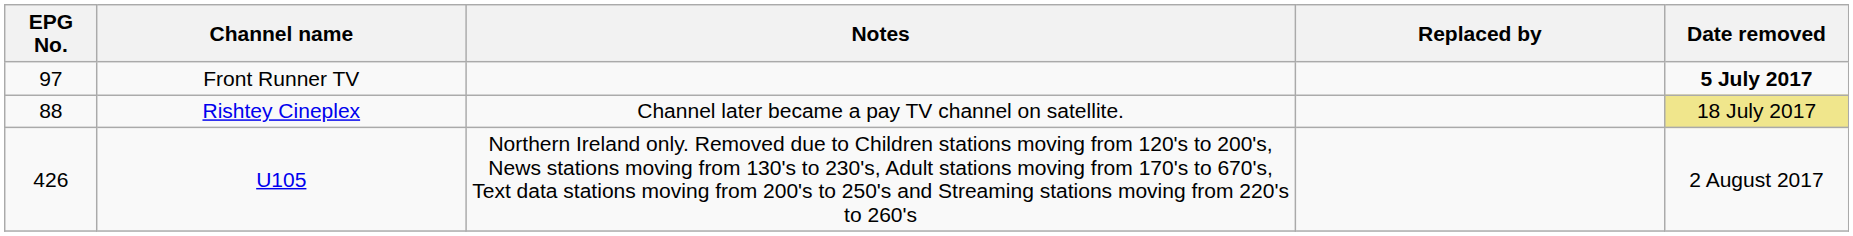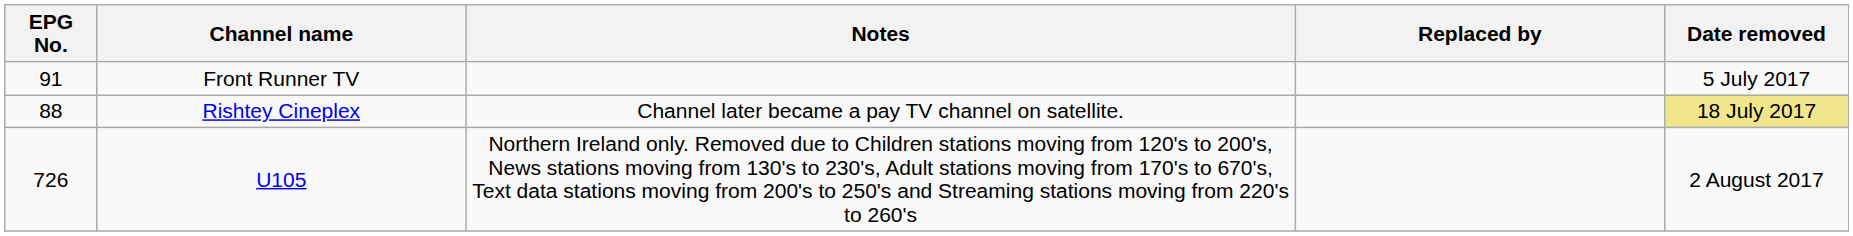(51, 78) 97 -> (51, 78) 91
(1756, 78) bold -> (1756, 78) normal
(51, 180) 426 -> (51, 180) 726
